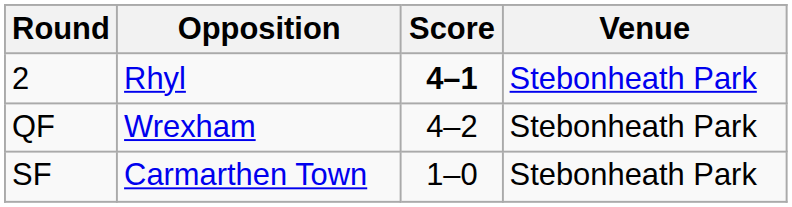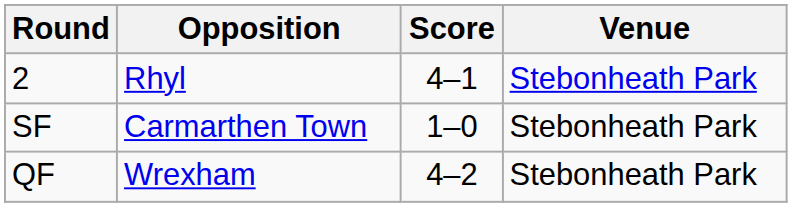(452, 77) bold -> (452, 77) normal
rows swapped: (34, 126) <-> (32, 175)
